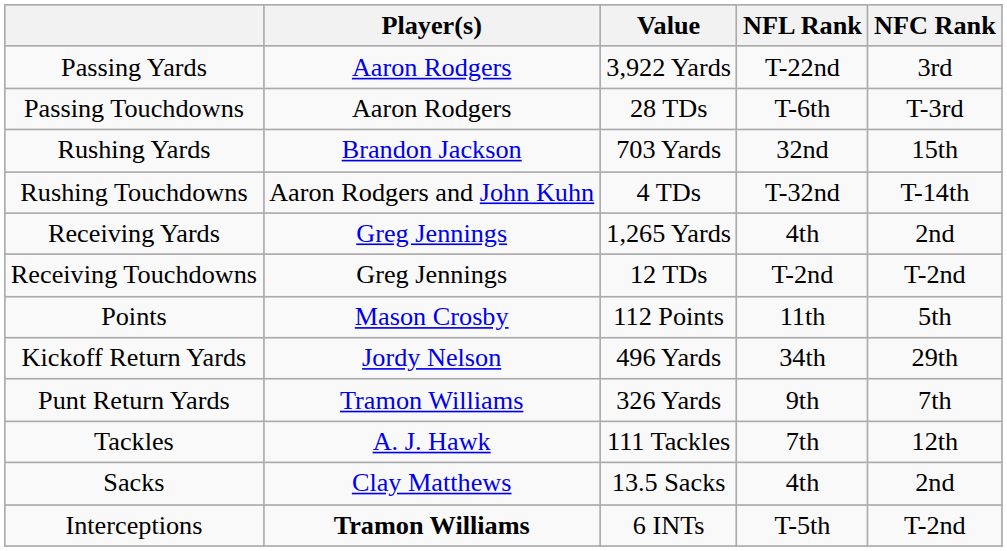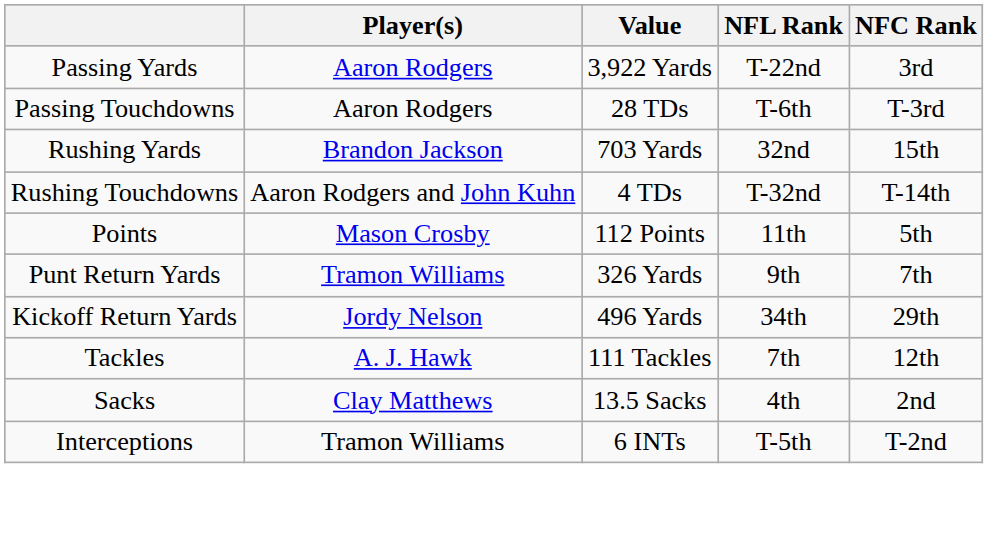- row: (134, 233)
- row: (134, 274)
rows swapped: (134, 358) <-> (134, 399)
(432, 524) bold -> (413, 441) normal
